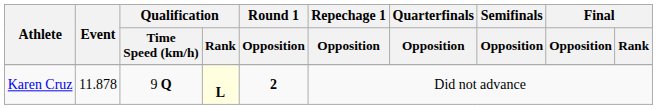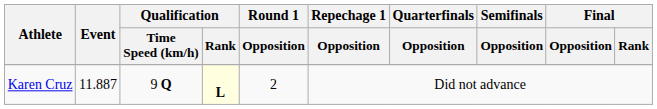(98, 85) 11.878 -> (98, 85) 11.887
(274, 85) bold -> (274, 85) normal
